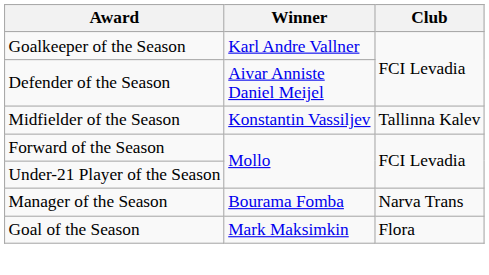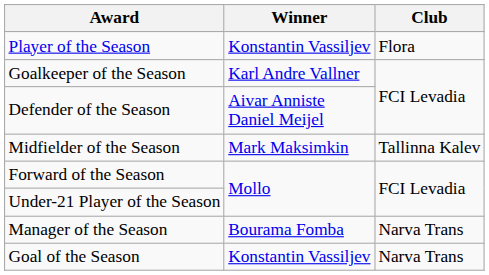+ row: (79, 45)
(299, 119) Konstantin Vassiljev -> (288, 147) Mark Maksimkin
(288, 229) Mark Maksimkin -> (299, 256) Konstantin Vassiljev
(397, 229) Flora -> (421, 256) Narva Trans
